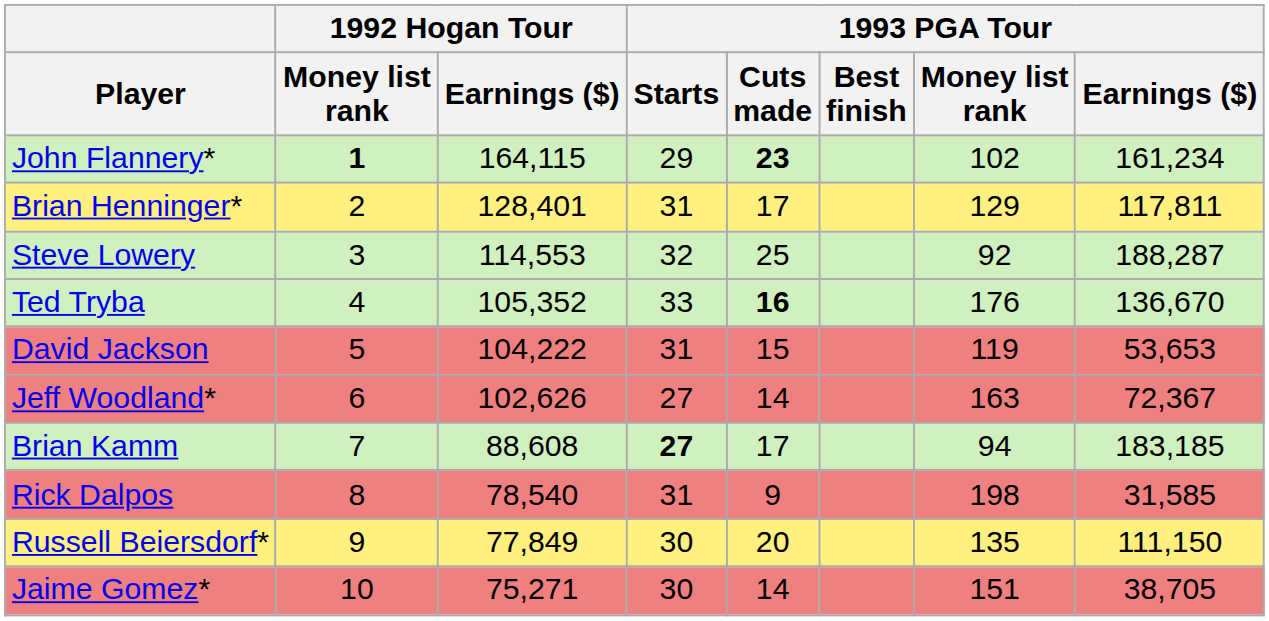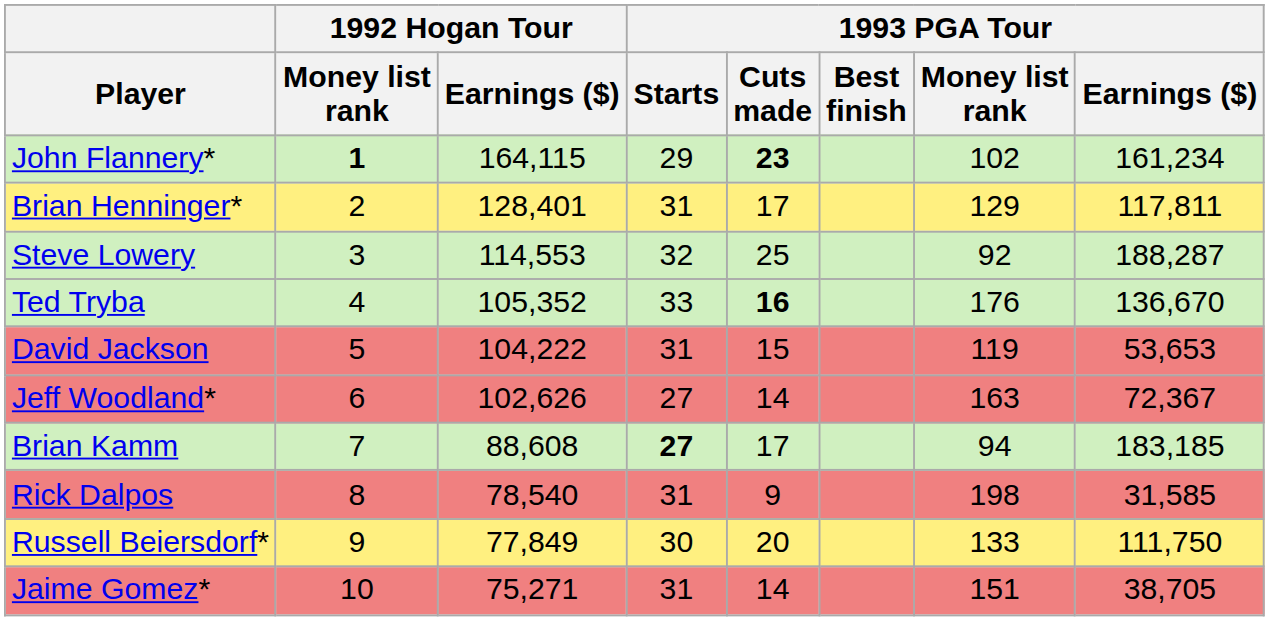(995, 542) 135 -> (995, 542) 133
(1170, 542) 111,150 -> (1170, 542) 111,750
(676, 590) 30 -> (676, 590) 31
